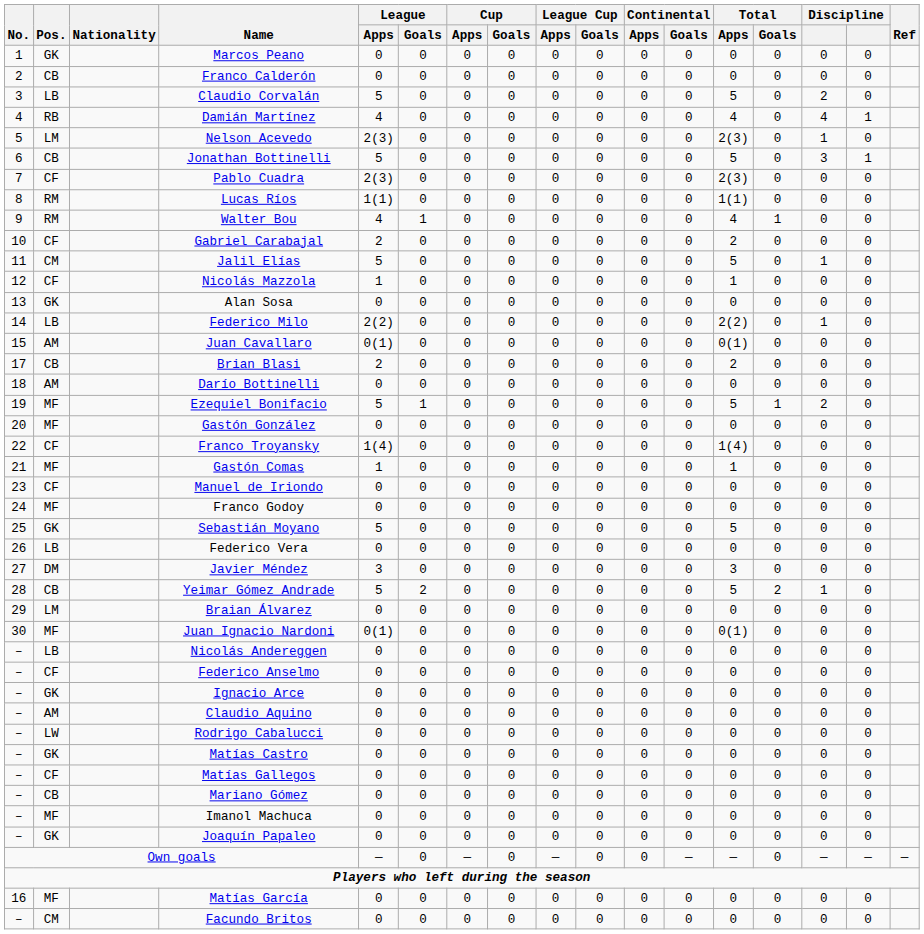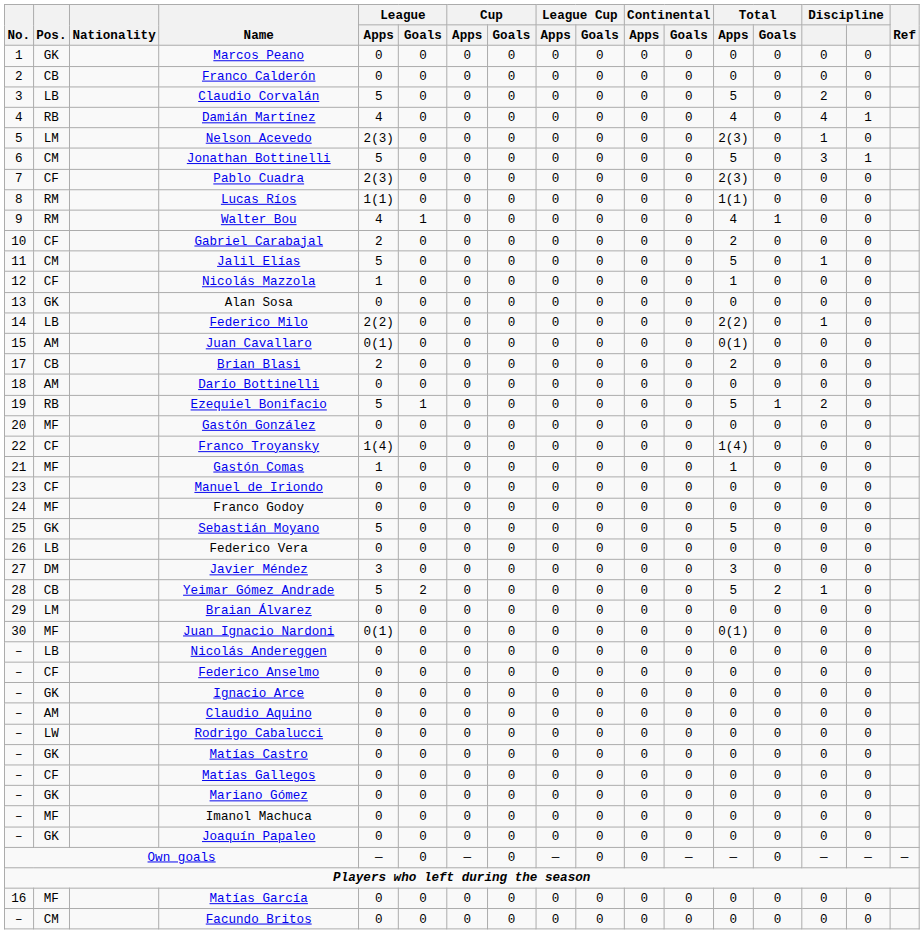(51, 159) CB -> (51, 159) CM
(51, 405) MF -> (51, 405) RB
(51, 796) CB -> (51, 796) GK
